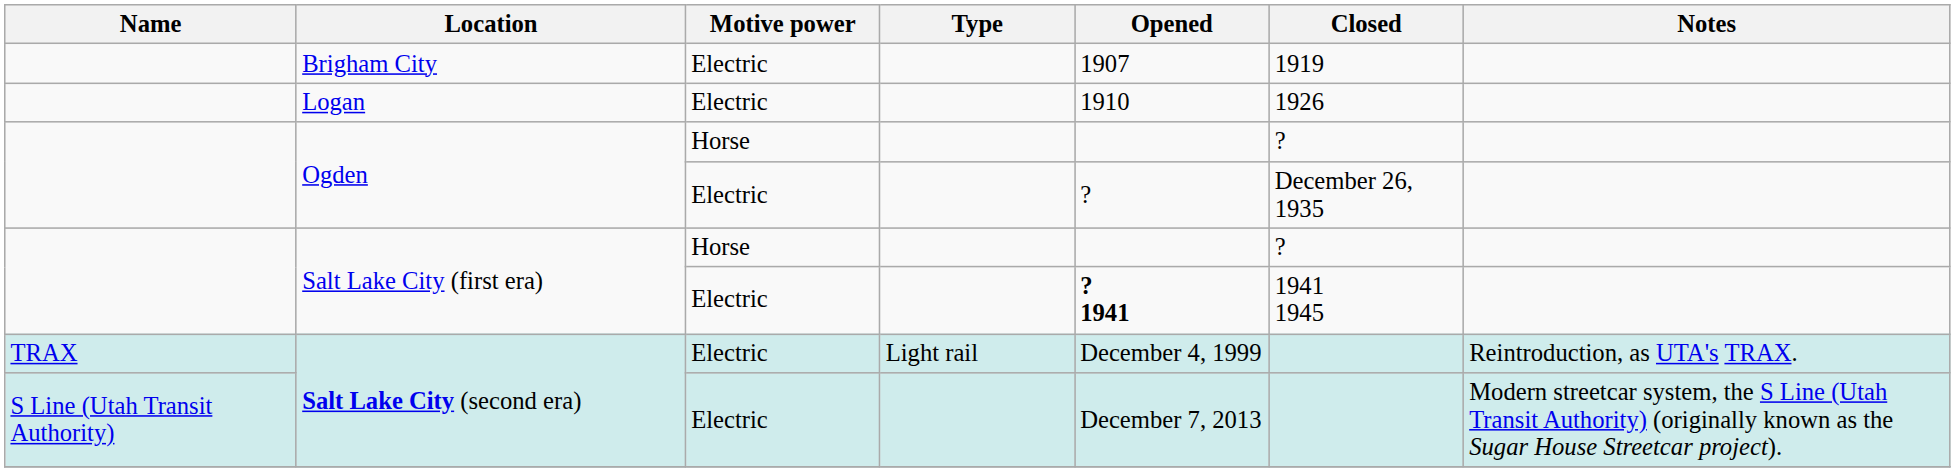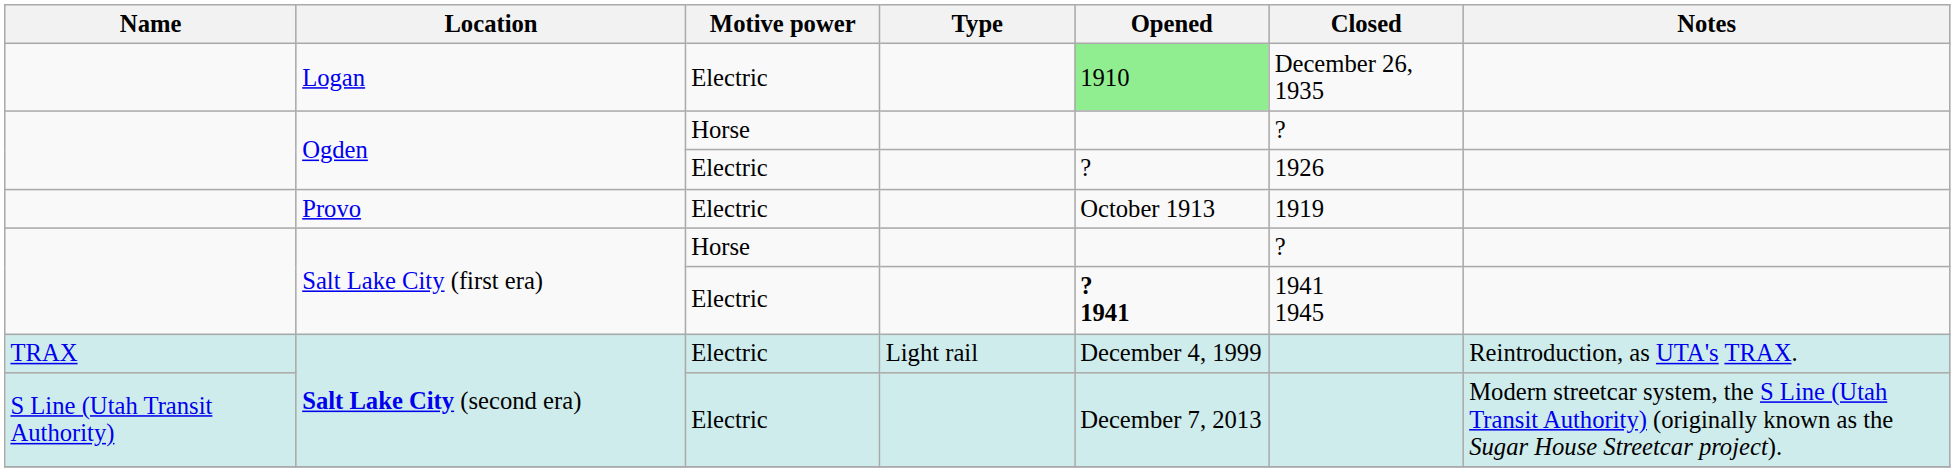- row: (370, 63)
(1105, 102) no background -> (1105, 76) lightgreen background
(1299, 102) 1926 -> (1344, 76) December 26, 1935
(1344, 194) December 26, 1935 -> (1299, 168) 1926
+ row: (332, 208)
